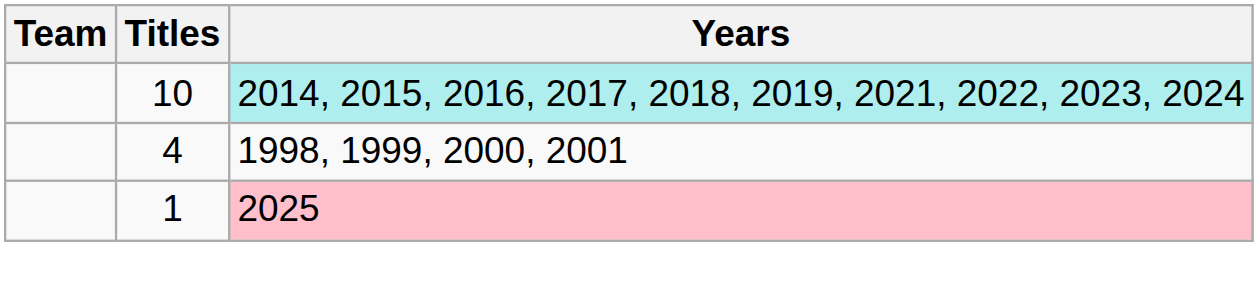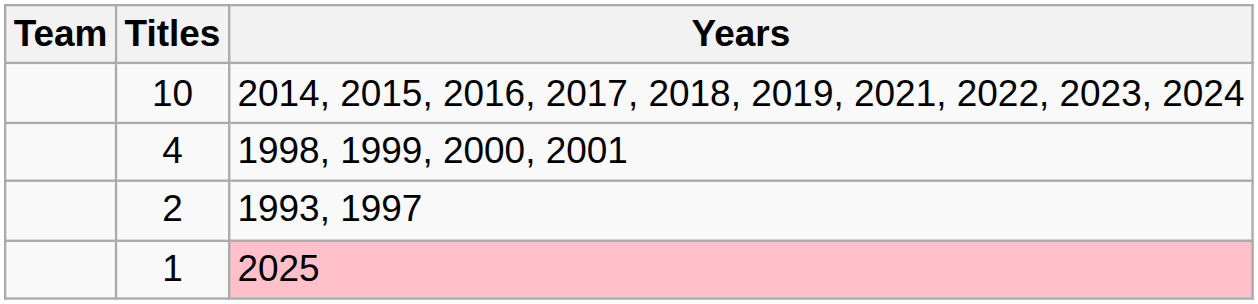(741, 92) paleturquoise background -> (741, 92) no background
+ row: (172, 209)
